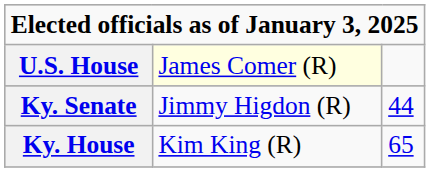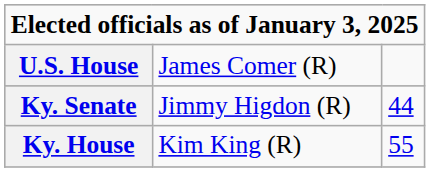(247, 65) lightyellow background -> (247, 65) no background
(401, 145) 65 -> (401, 145) 55
